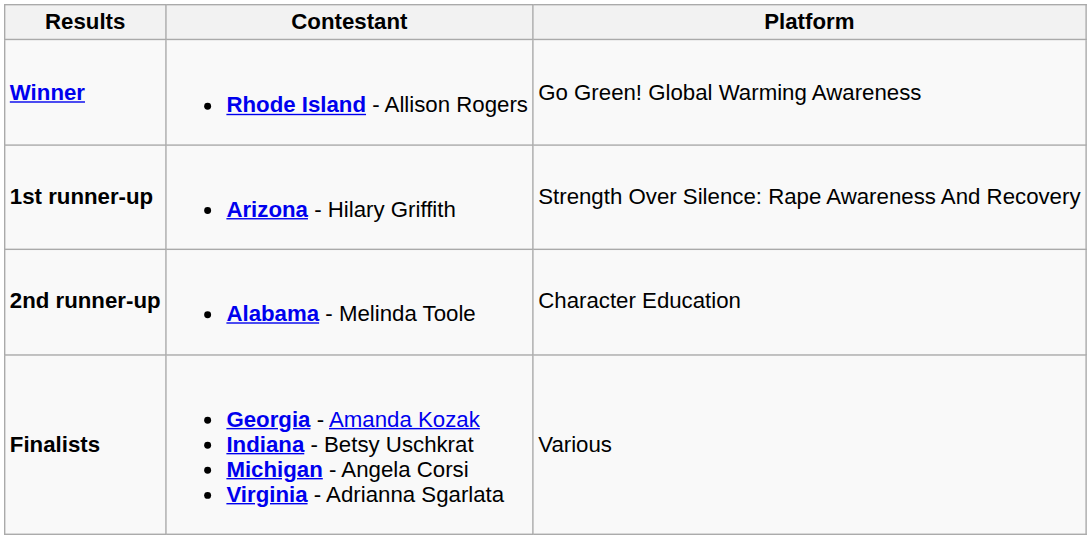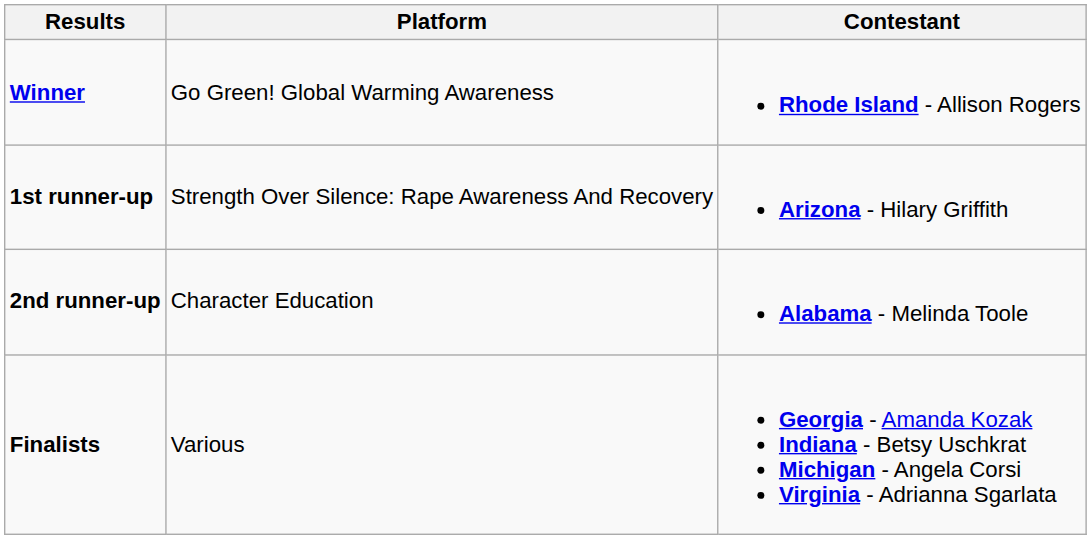columns swapped: (349, 22) <-> (809, 22)
